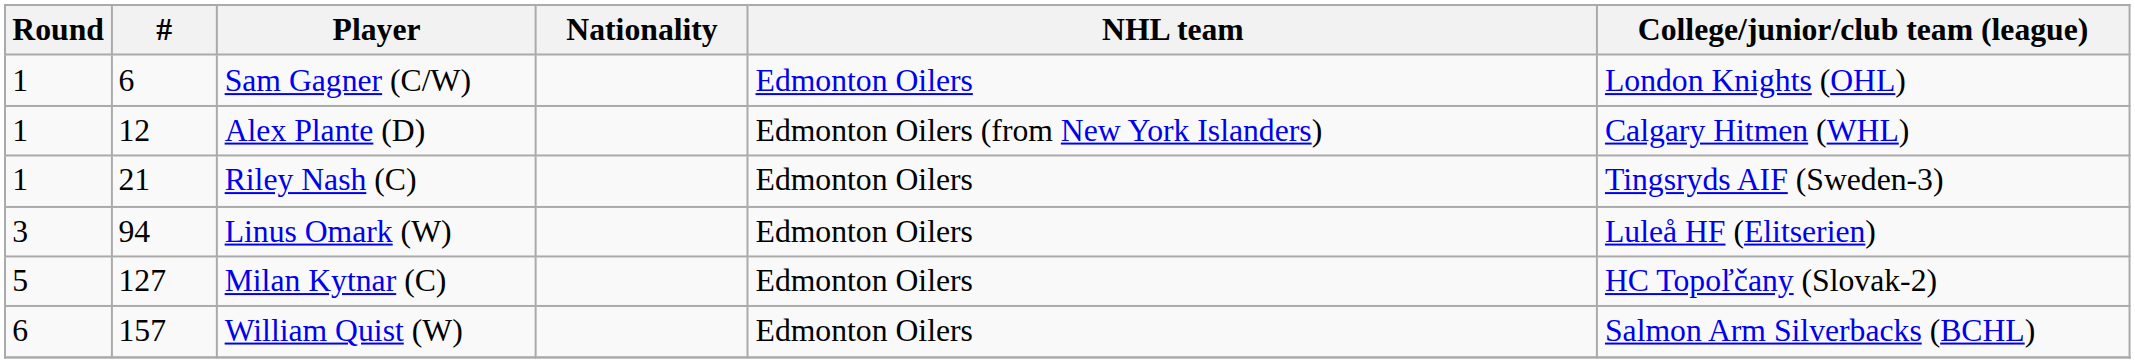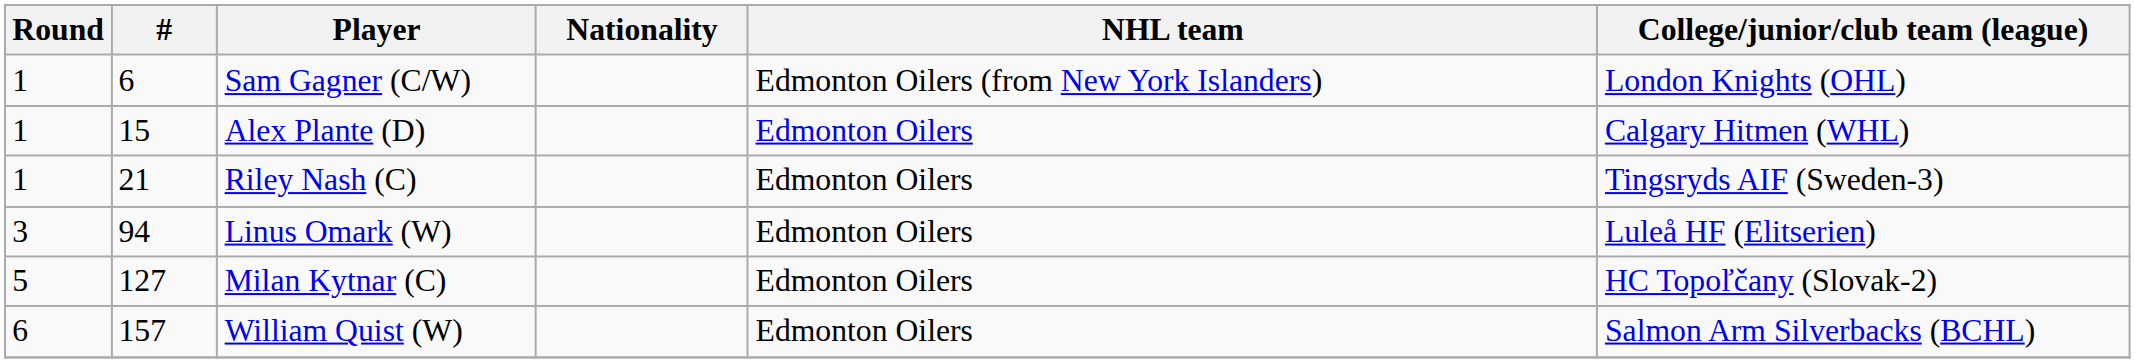(864, 79) Edmonton Oilers -> (1039, 79) Edmonton Oilers (from New York Islanders)
(134, 130) 12 -> (134, 130) 15
(1039, 130) Edmonton Oilers (from New York Islanders) -> (864, 130) Edmonton Oilers
